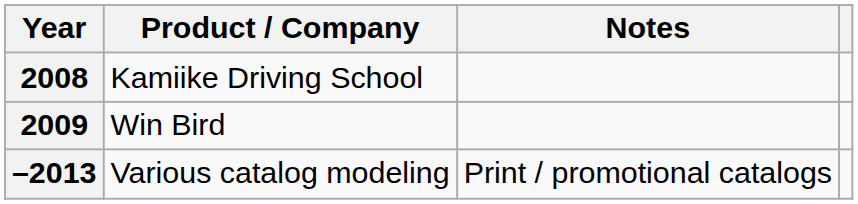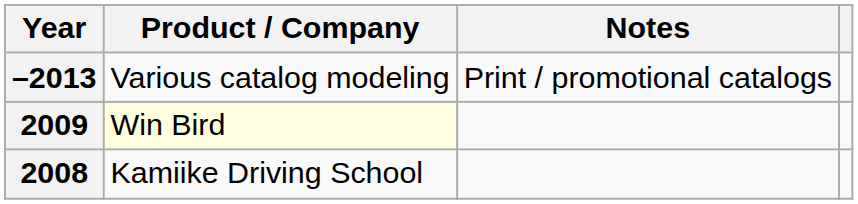rows swapped: (54, 76) <-> (54, 173)
(168, 125) no background -> (168, 125) lightyellow background
